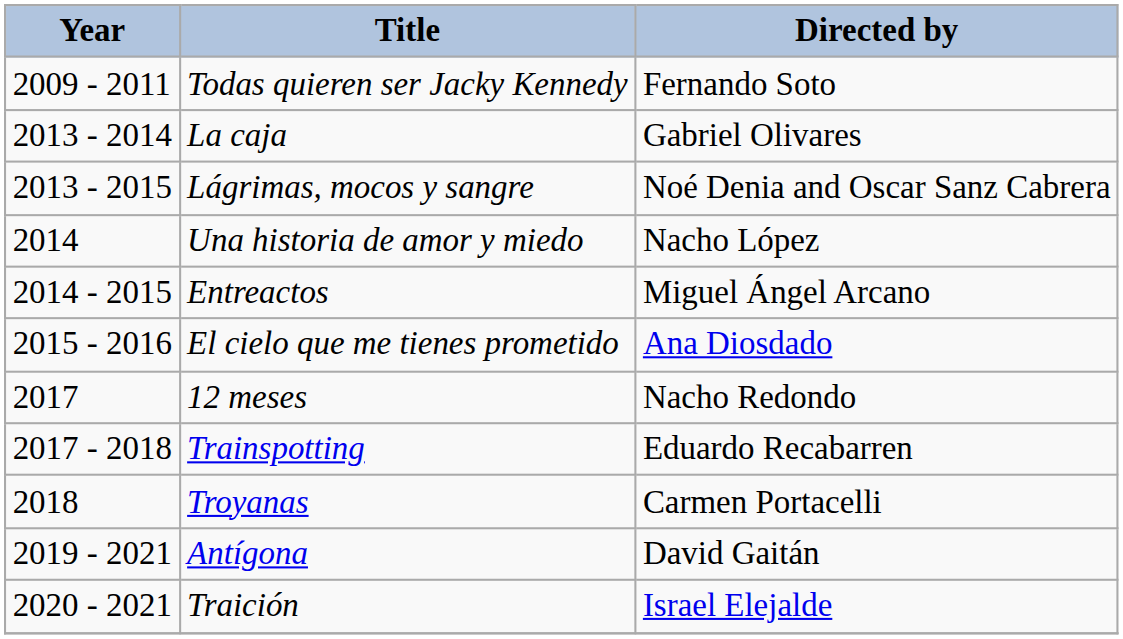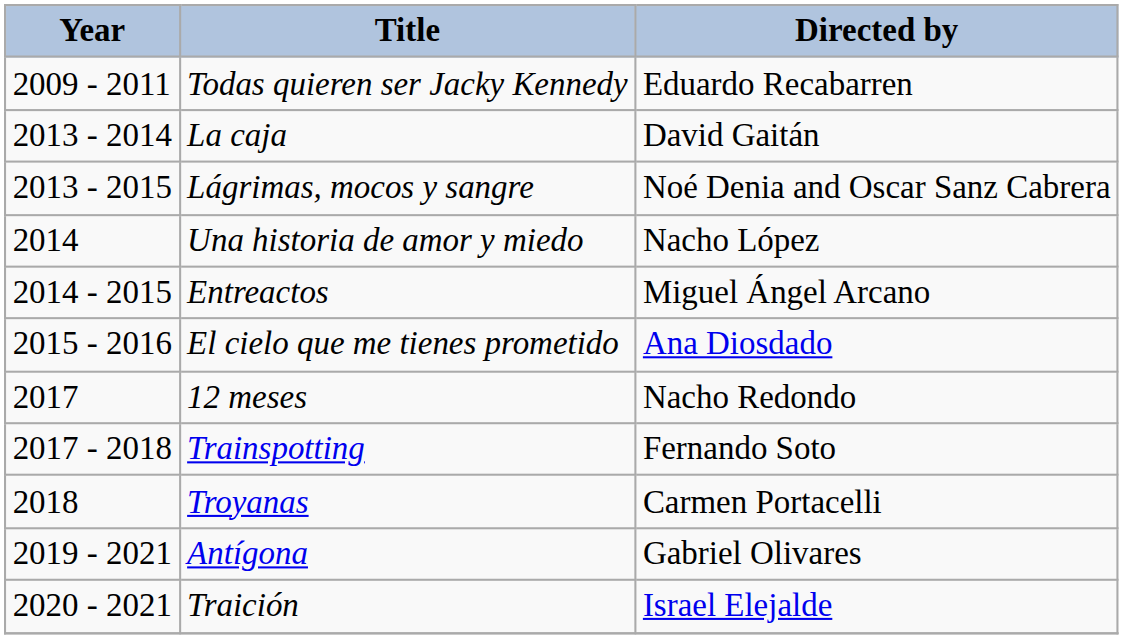(739, 82) Fernando Soto -> (778, 82) Eduardo Recabarren
(752, 135) Gabriel Olivares -> (731, 135) David Gaitán
(778, 448) Eduardo Recabarren -> (739, 448) Fernando Soto
(731, 553) David Gaitán -> (752, 553) Gabriel Olivares
